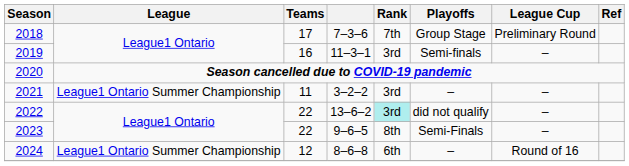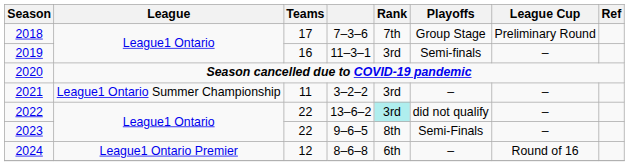(169, 151) League1 Ontario Summer Championship -> (169, 151) League1 Ontario Premier
